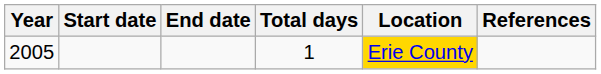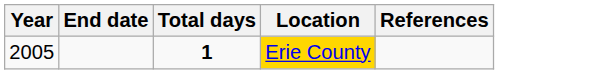- column: (110, 20)
(309, 52) normal -> (207, 52) bold
